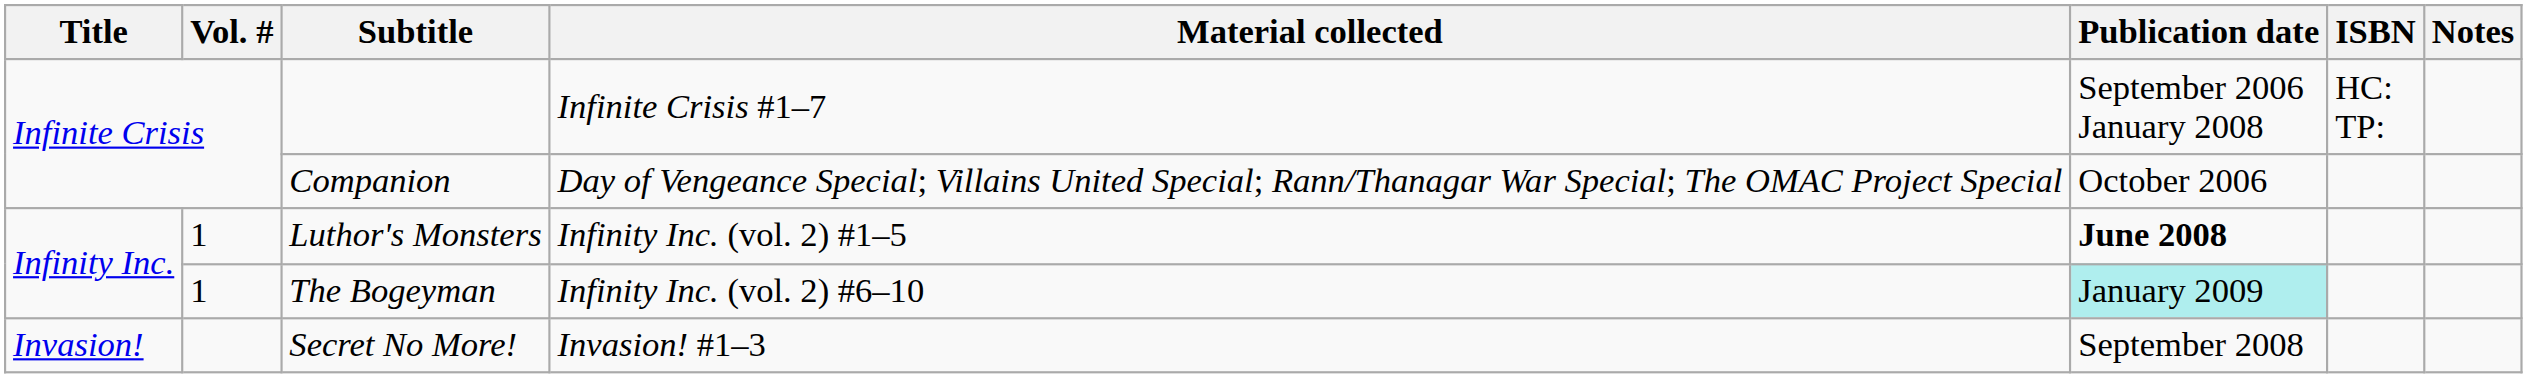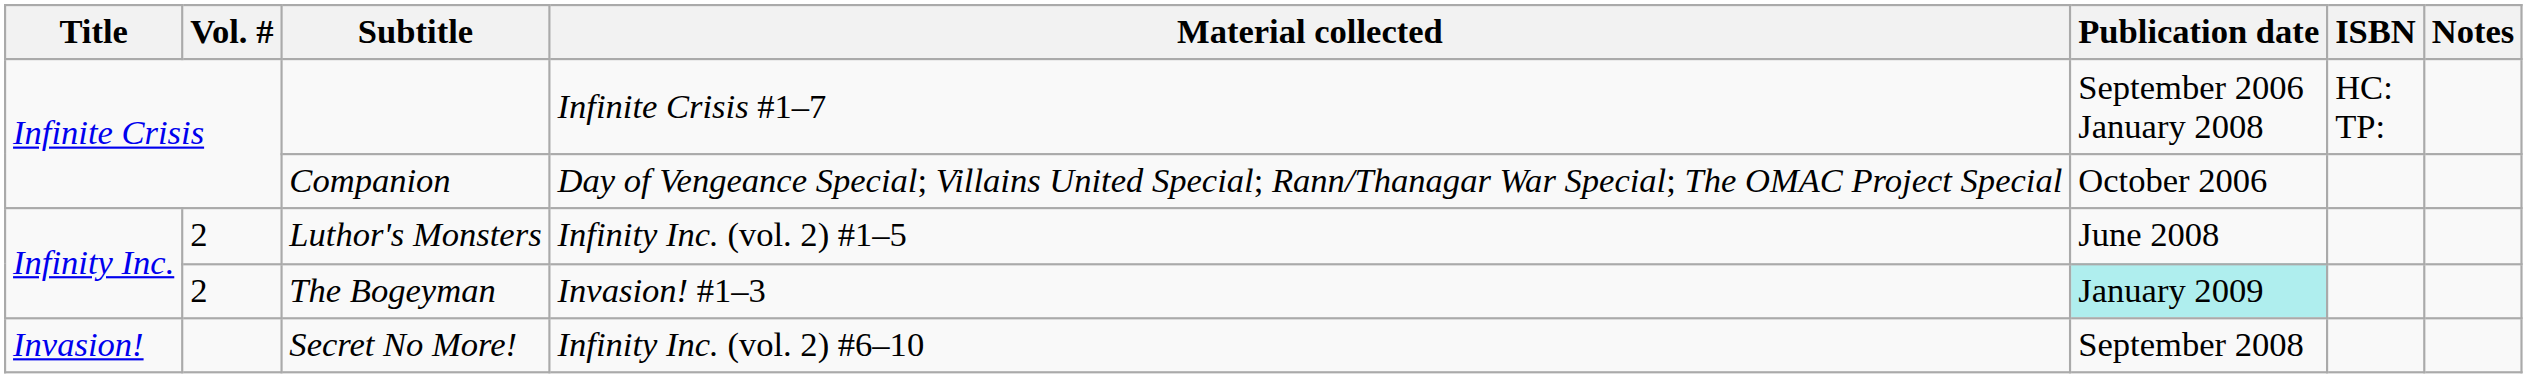(199, 235) 1 -> (199, 235) 2
(2153, 235) bold -> (2149, 235) normal
(199, 290) 1 -> (199, 290) 2
(741, 290) Infinity Inc. (vol. 2) #6–10 -> (662, 290) Invasion! #1–3
(662, 344) Invasion! #1–3 -> (741, 344) Infinity Inc. (vol. 2) #6–10
